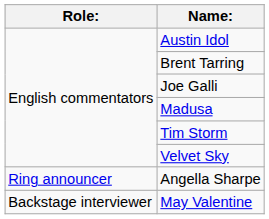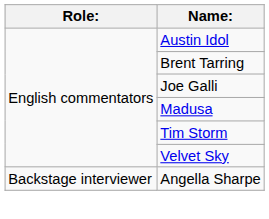(60, 179) Ring announcer -> (80, 179) Backstage interviewer
- row: (206, 202)
